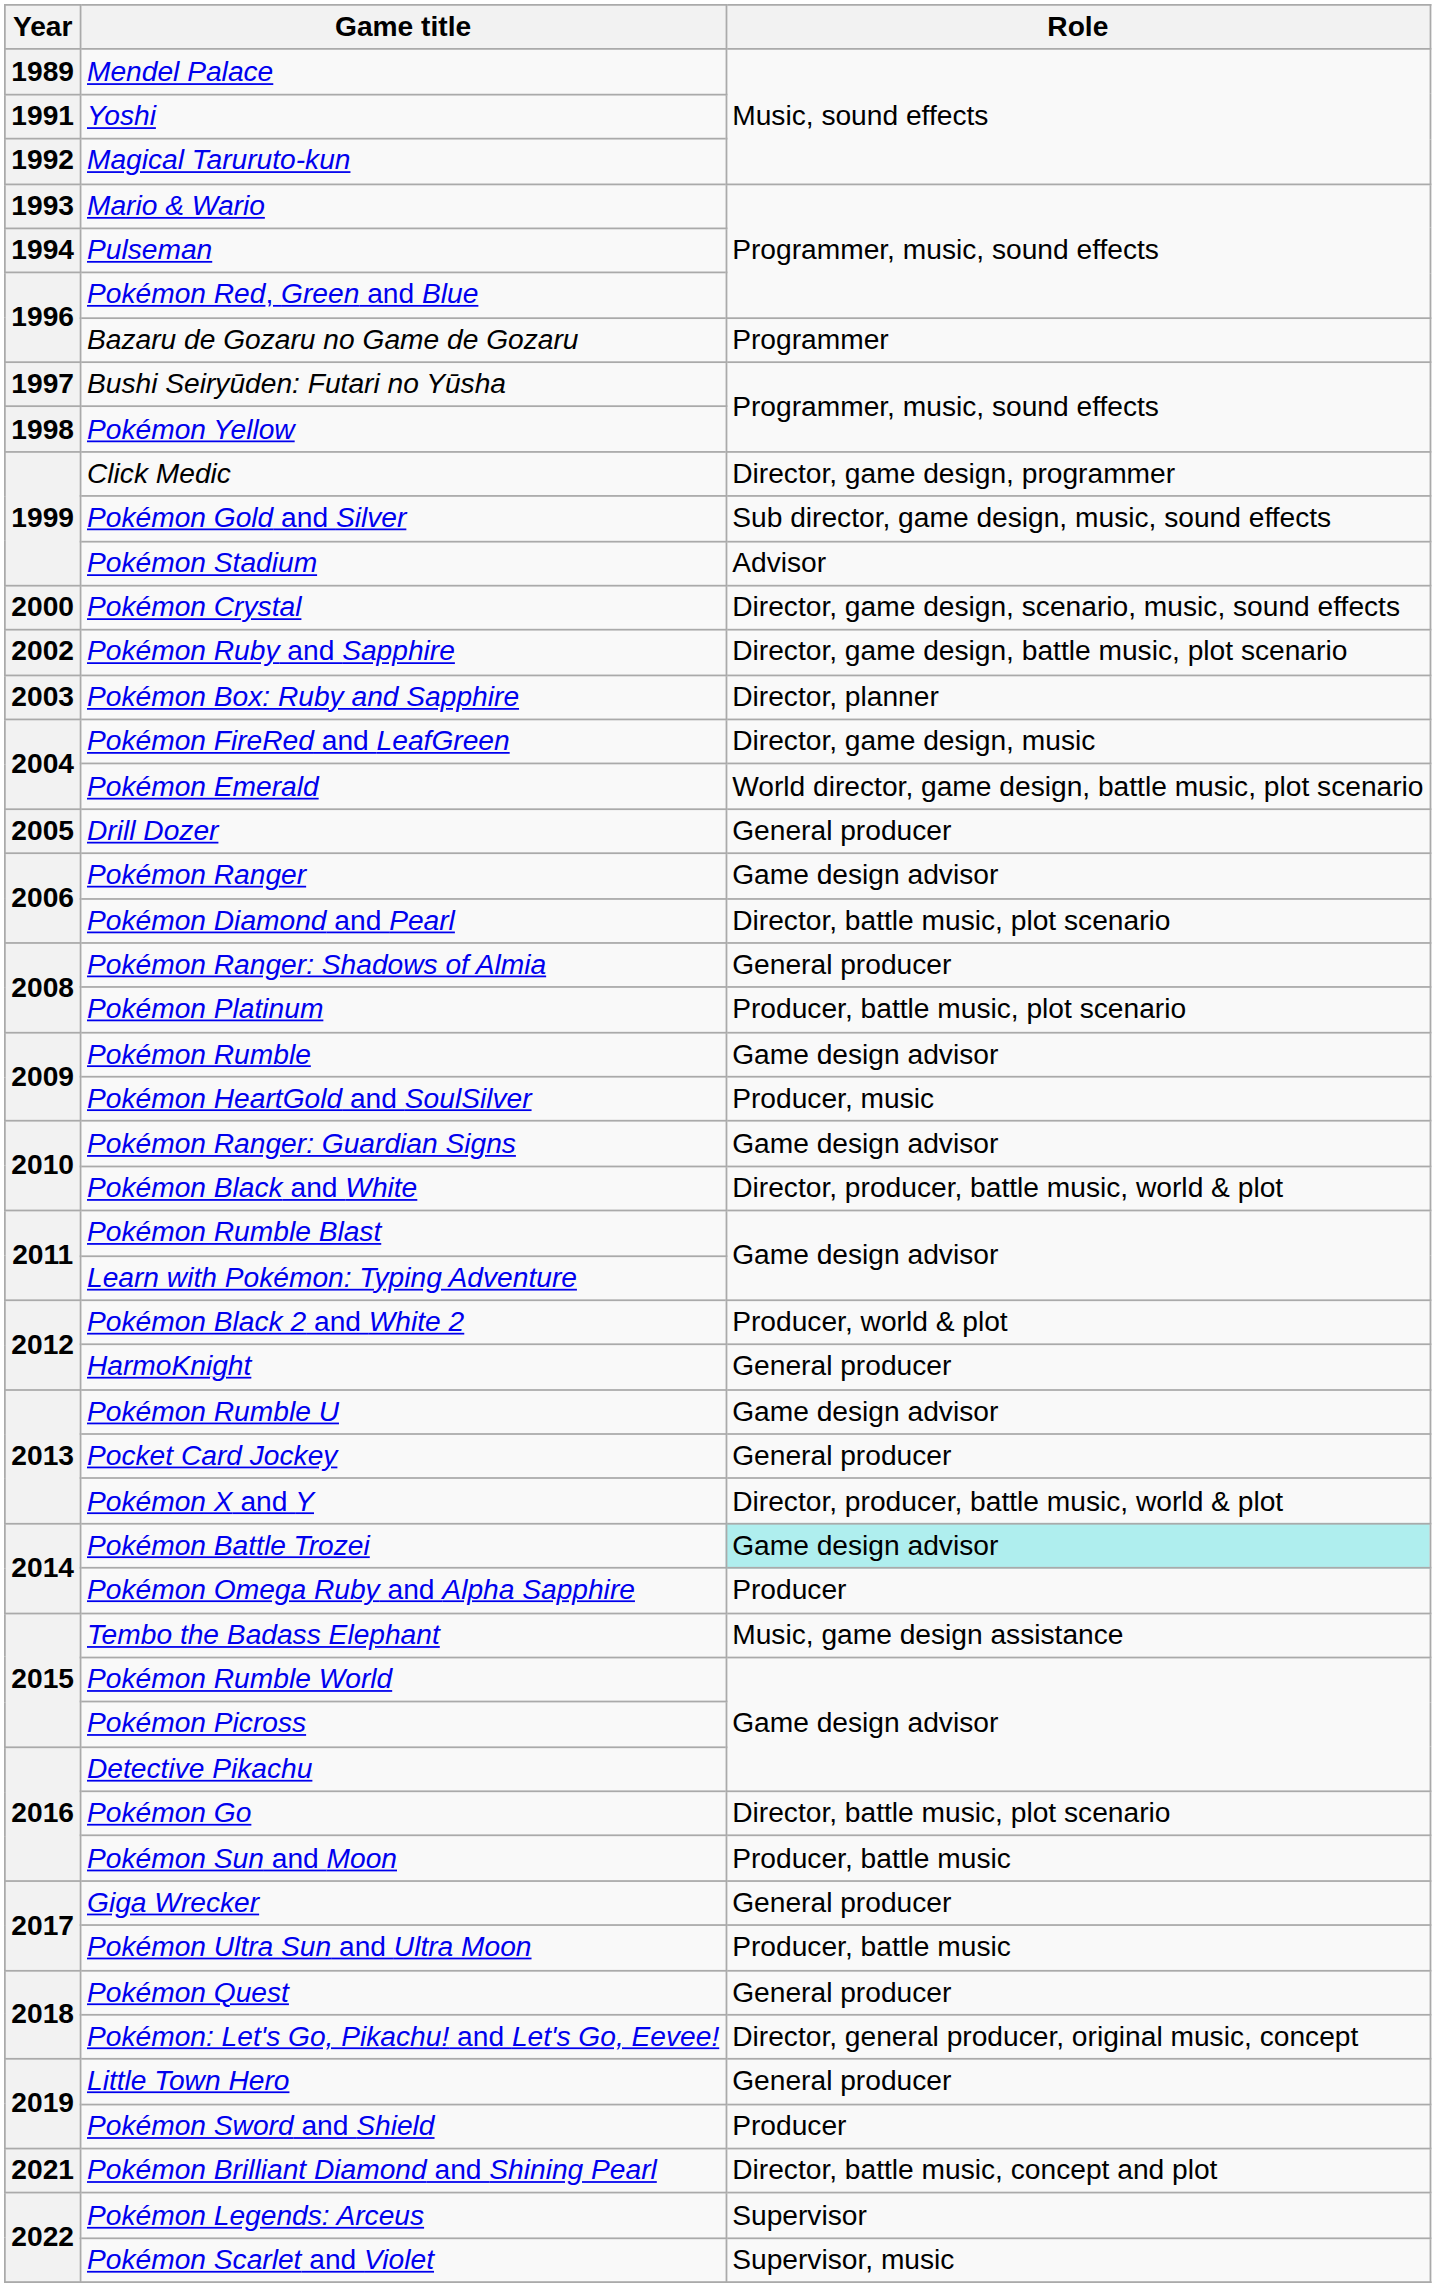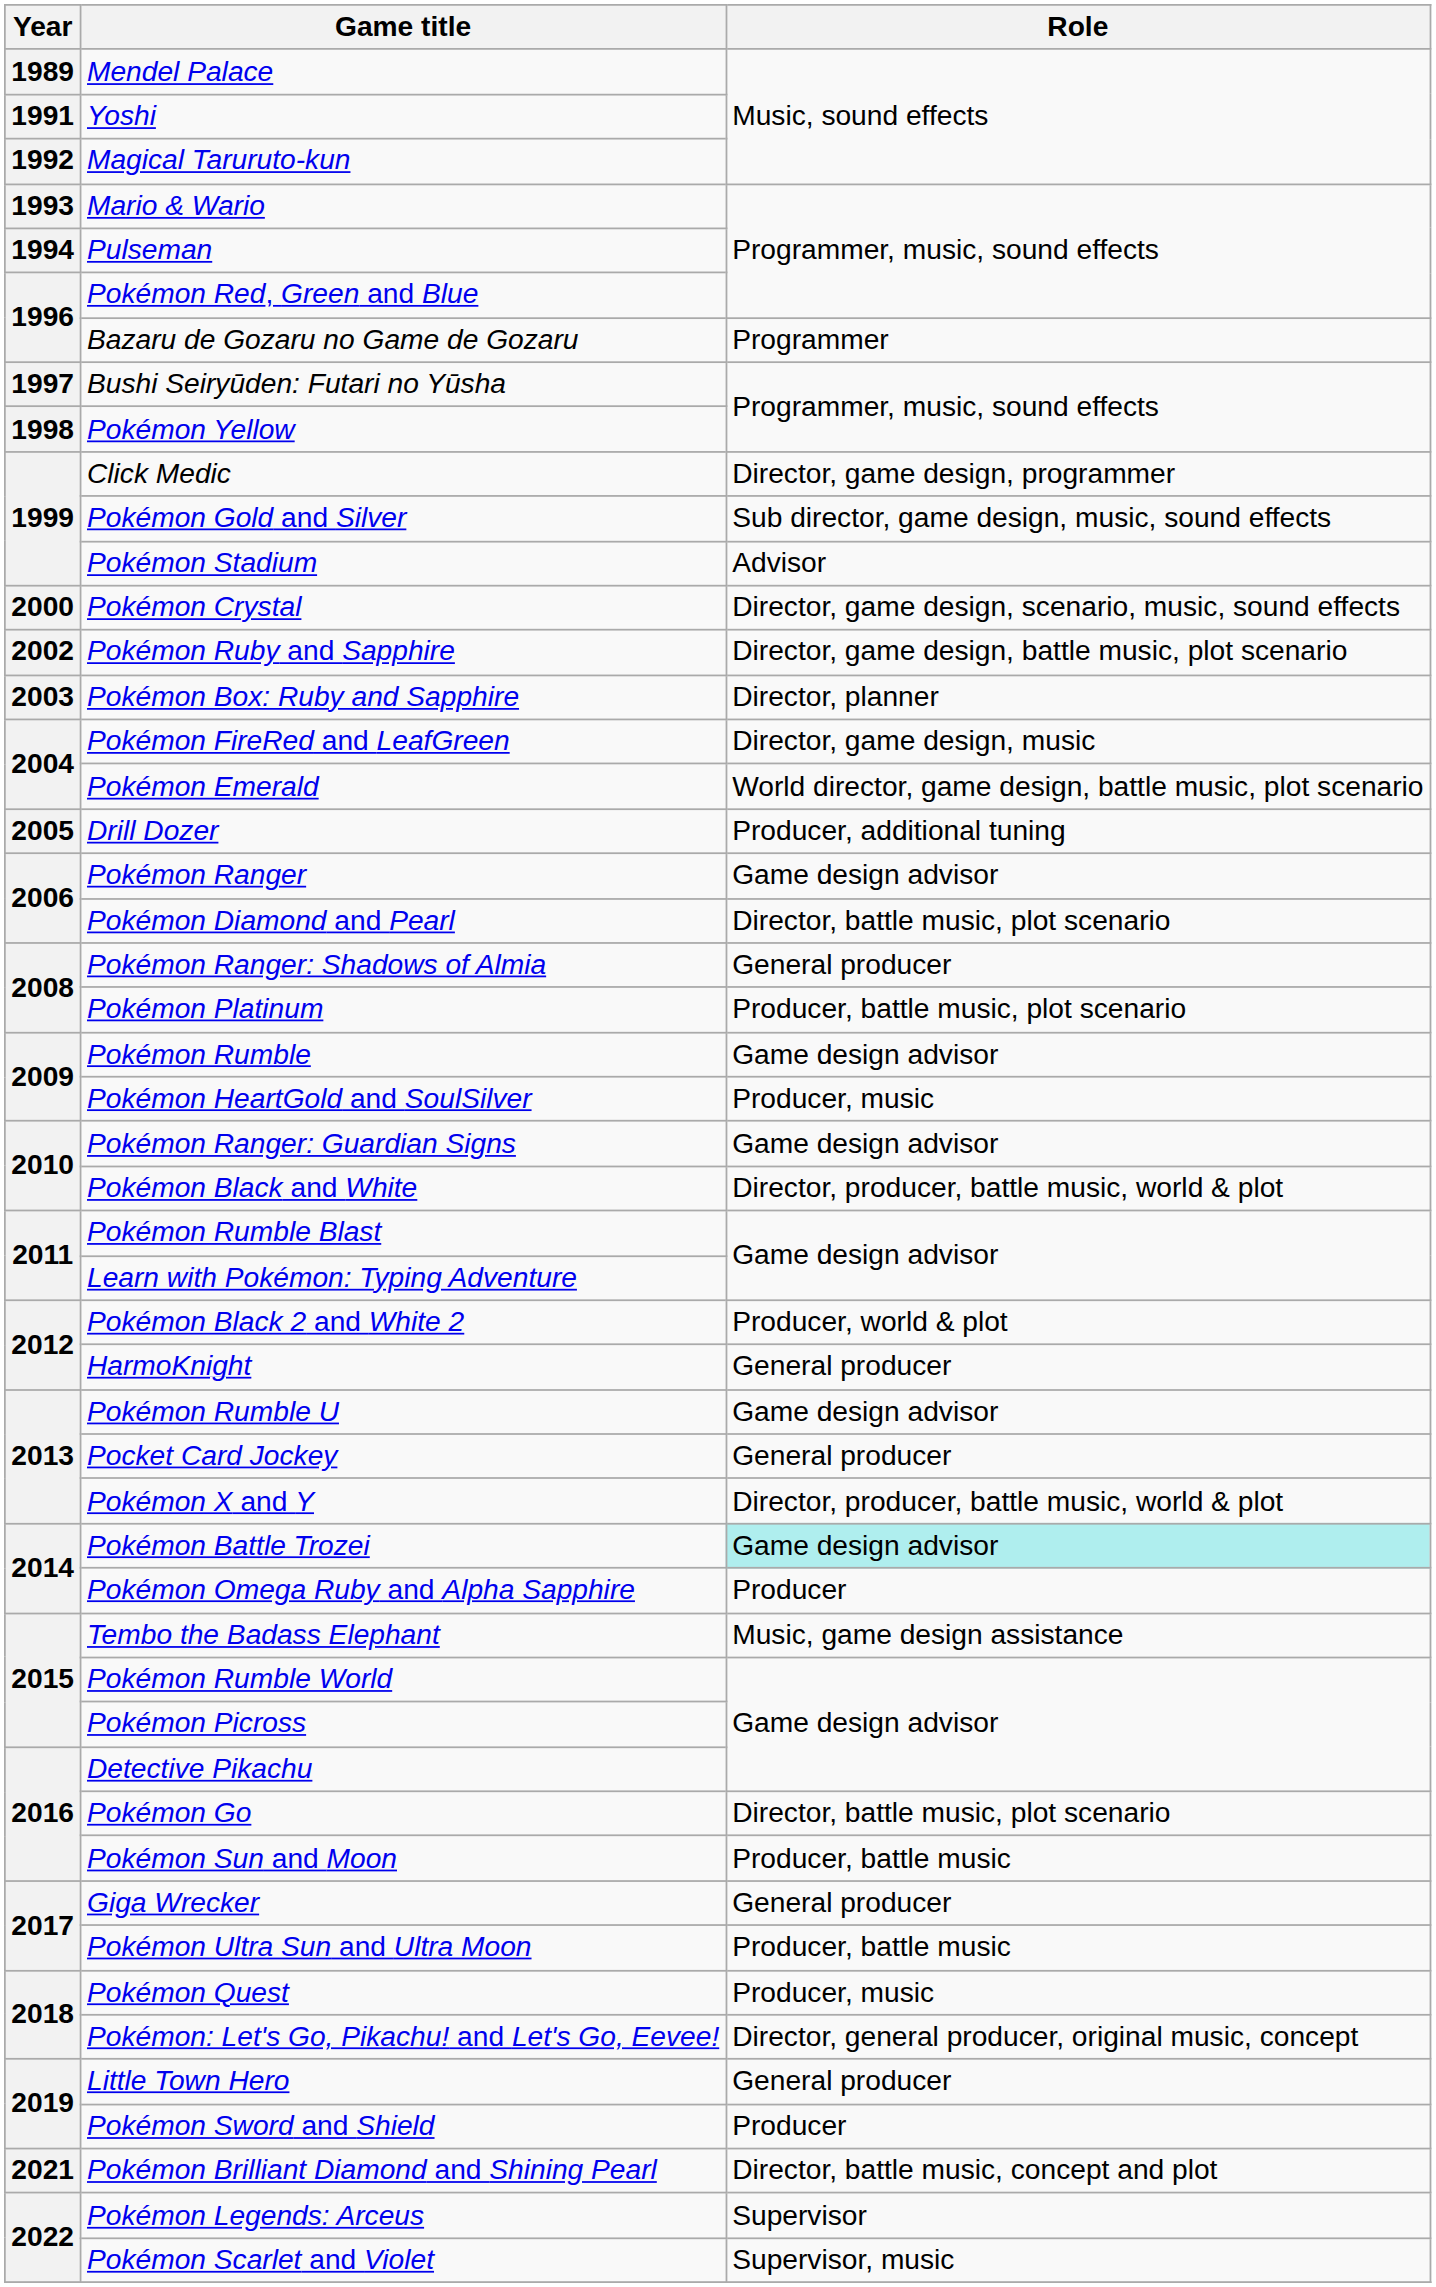(842, 830) General producer -> (899, 830) Producer, additional tuning
(842, 1991) General producer -> (833, 1991) Producer, music
